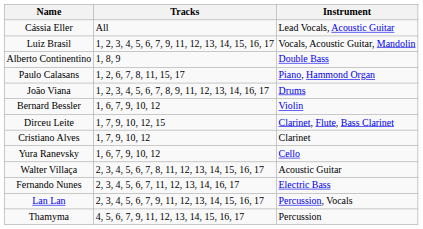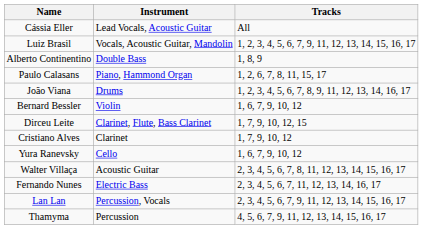columns swapped: (347, 12) <-> (185, 12)
